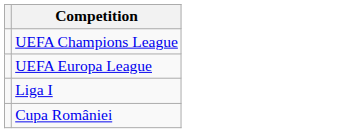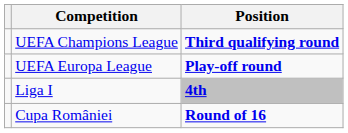+ column: (262, 16)
